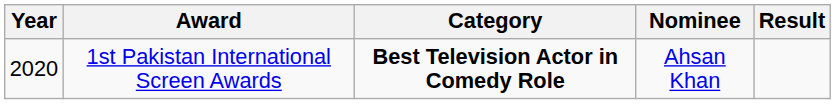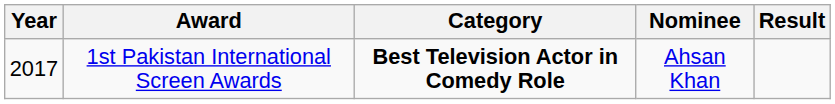(34, 68) 2020 -> (34, 68) 2017
